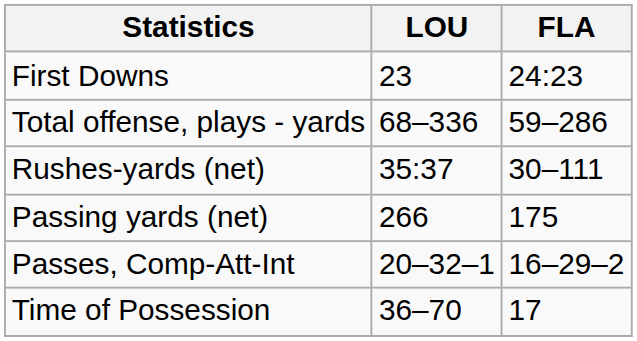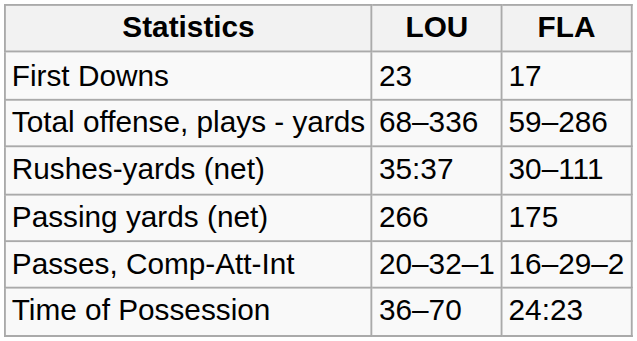(546, 75) 24:23 -> (525, 75) 17
(525, 311) 17 -> (546, 311) 24:23
